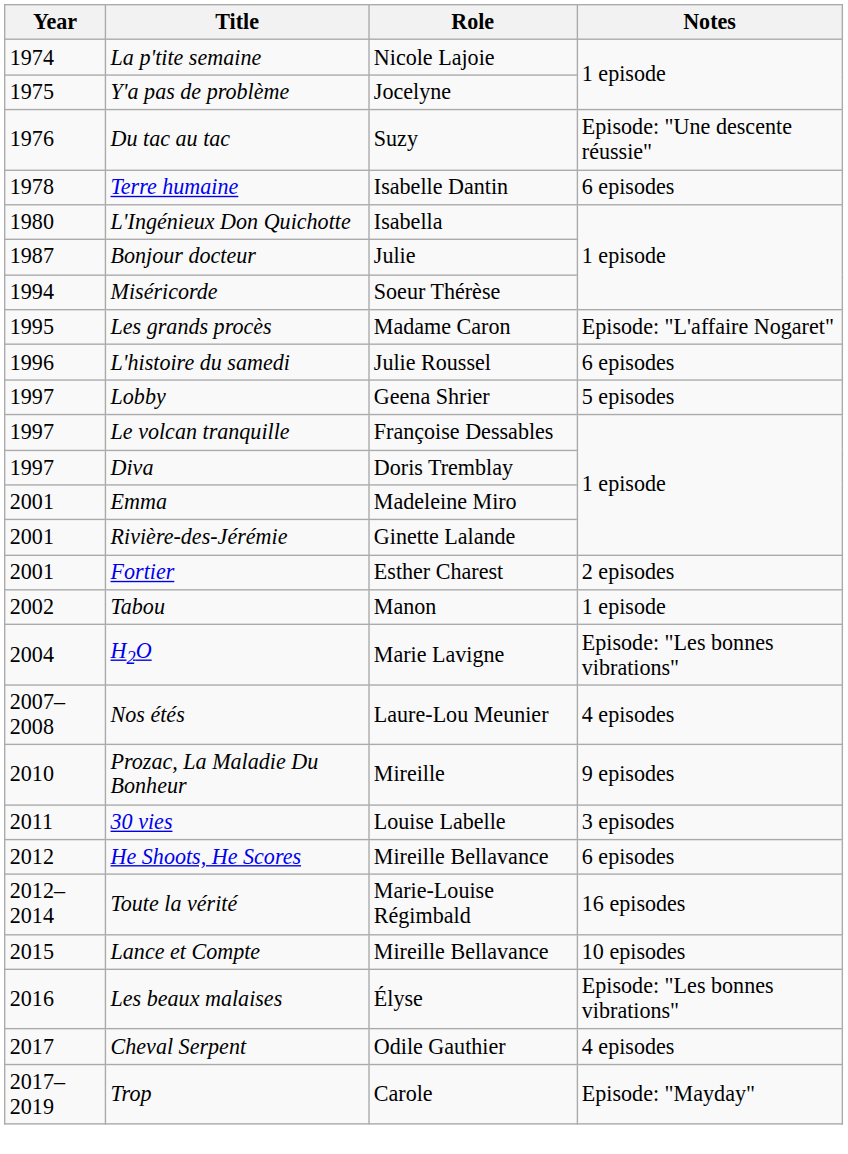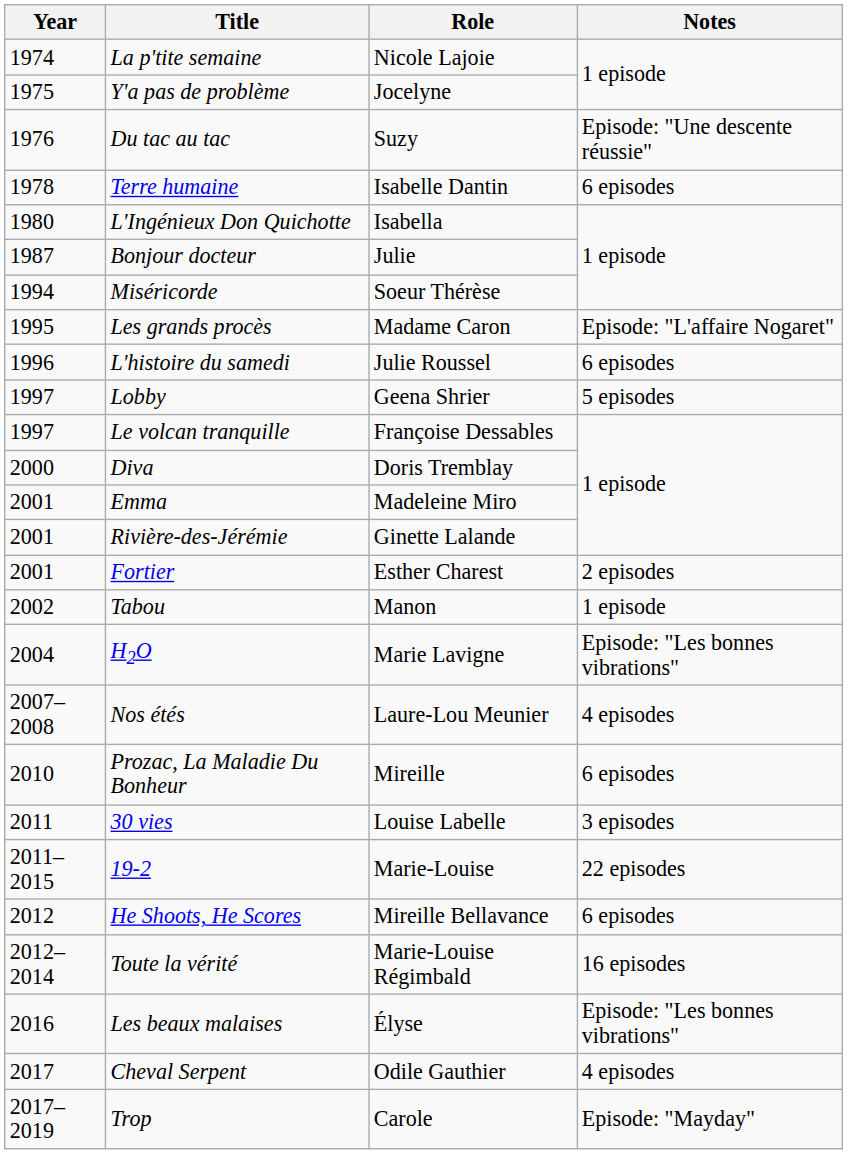(32, 467) 1997 -> (32, 467) 2000
(628, 774) 9 episodes -> (628, 774) 6 episodes
+ row: (131, 869)
- row: (185, 951)
